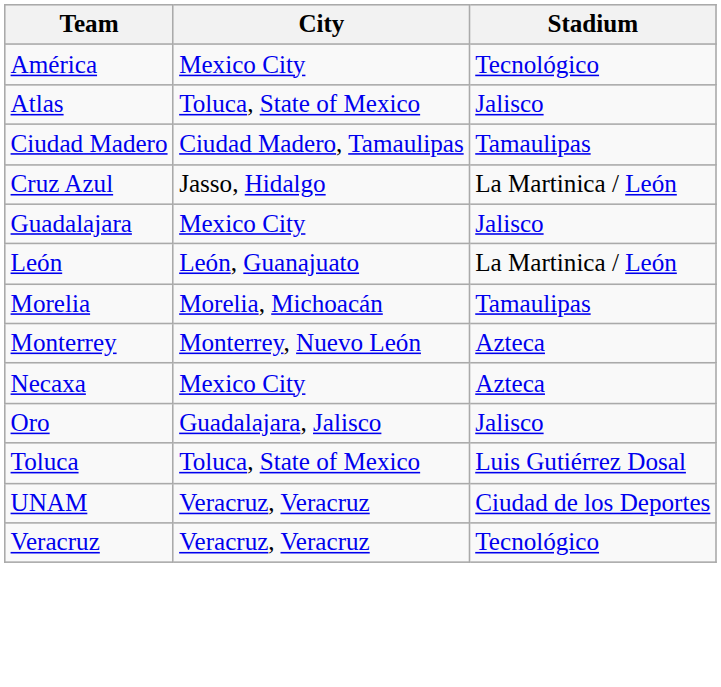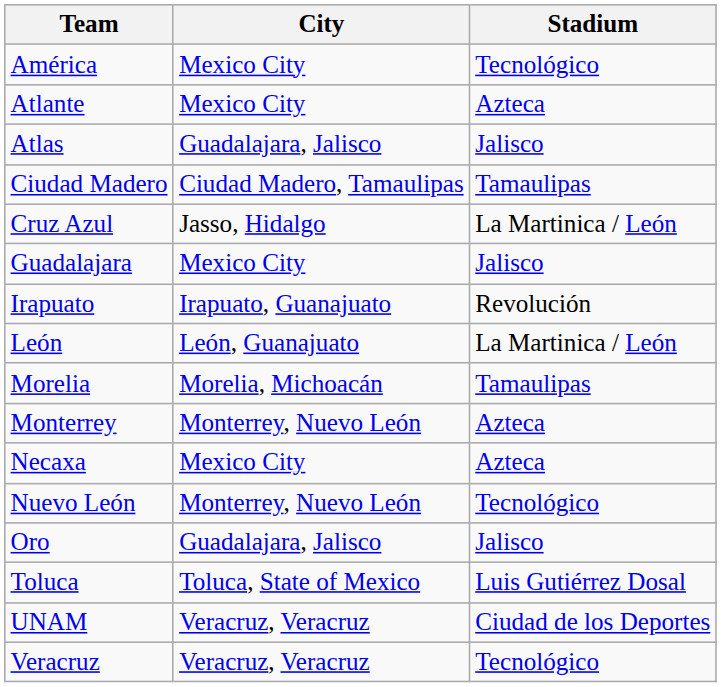+ row: (48, 104)
(300, 104) Toluca, State of Mexico -> (280, 143) Guadalajara, Jalisco
+ row: (52, 303)
+ row: (73, 502)
